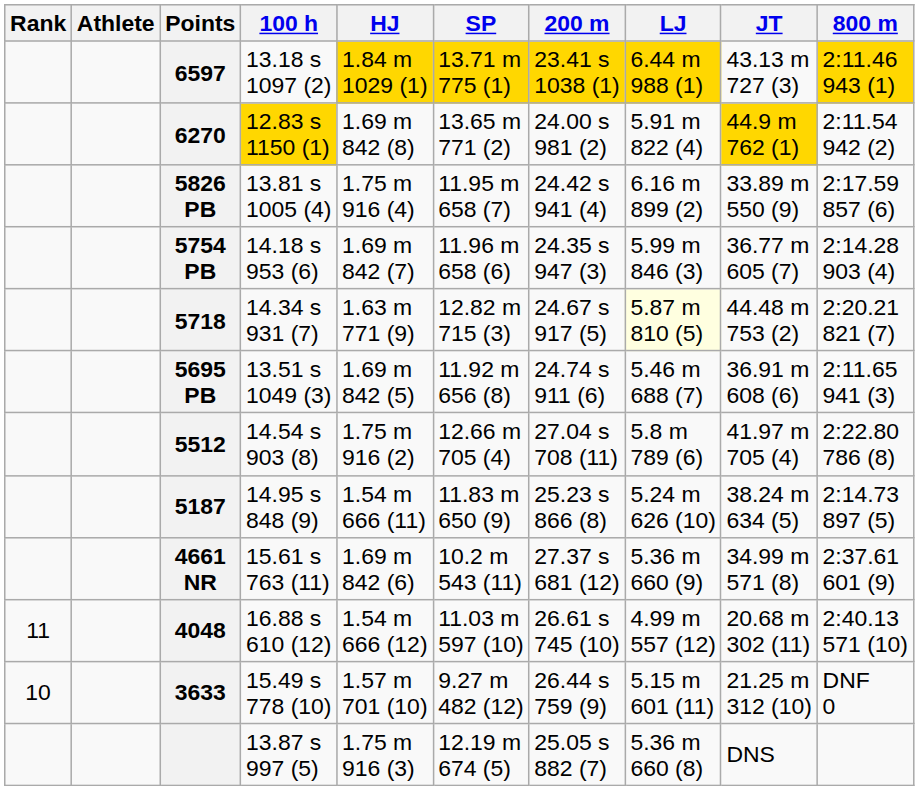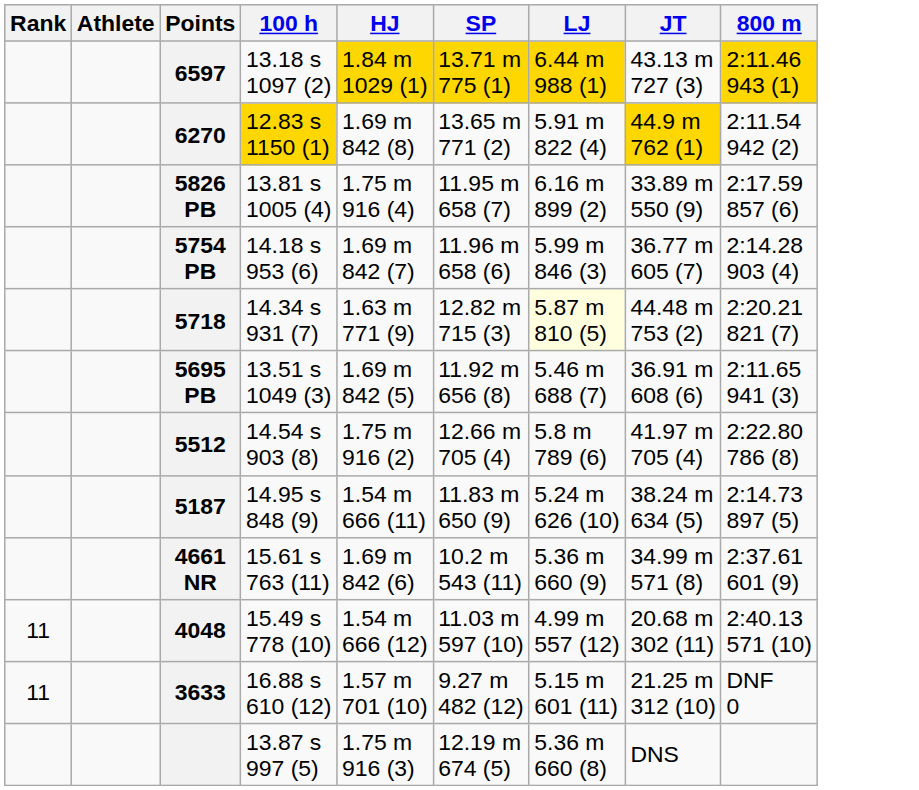- column: (577, 23)
(289, 630) 16.88 s 610 (12) -> (289, 630) 15.49 s 778 (10)
(38, 692) 10 -> (38, 692) 11
(289, 692) 15.49 s 778 (10) -> (289, 692) 16.88 s 610 (12)
